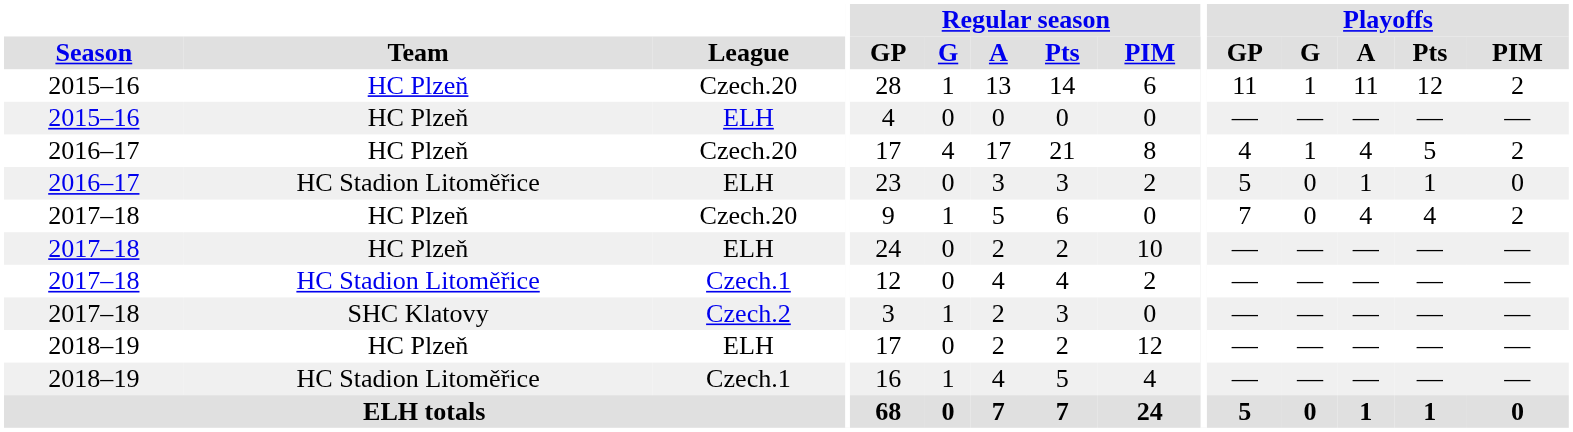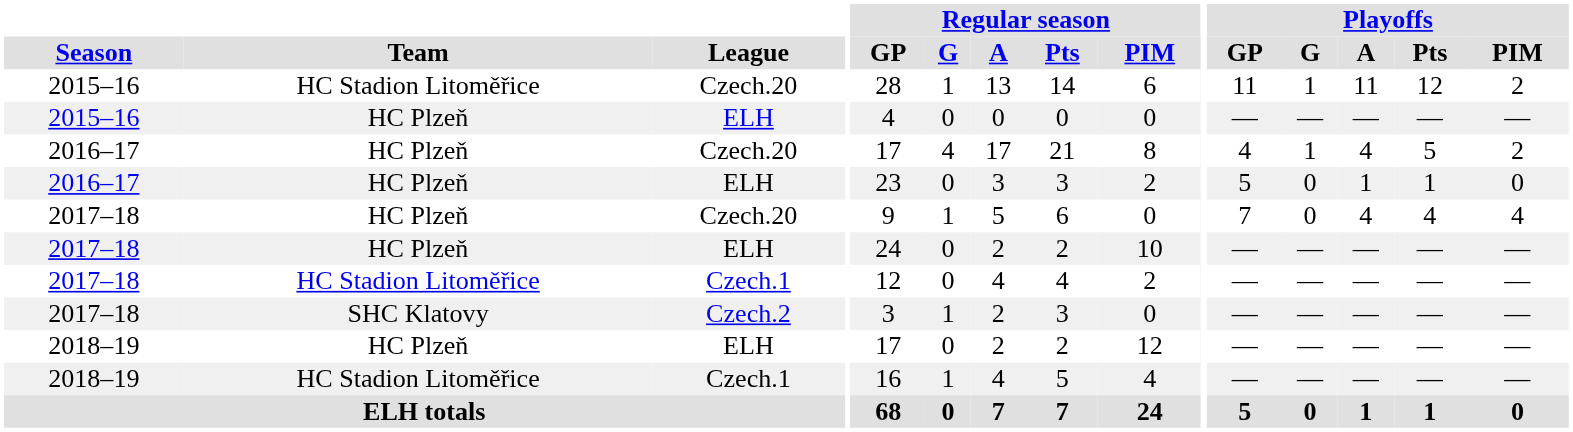(418, 85) HC Plzeň -> (418, 85) HC Stadion Litoměřice
(418, 182) HC Stadion Litoměřice -> (418, 182) HC Plzeň
(1517, 215) 2 -> (1517, 215) 4
